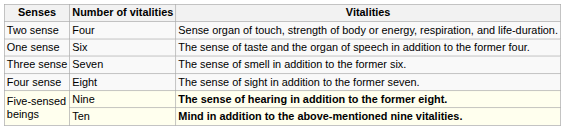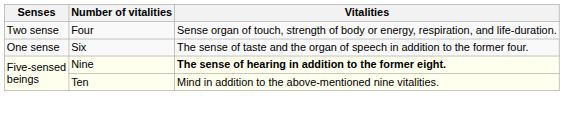- row: (88, 64)
- row: (85, 82)
(320, 116) bold -> (308, 82) normal
